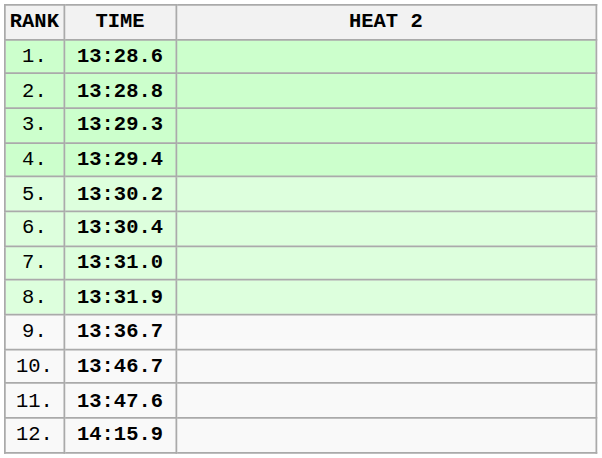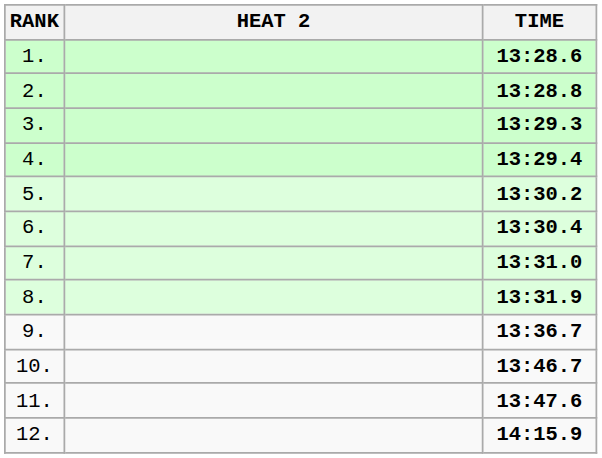columns swapped: (386, 22) <-> (120, 22)
